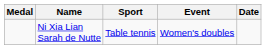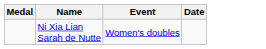- column: (130, 12)
